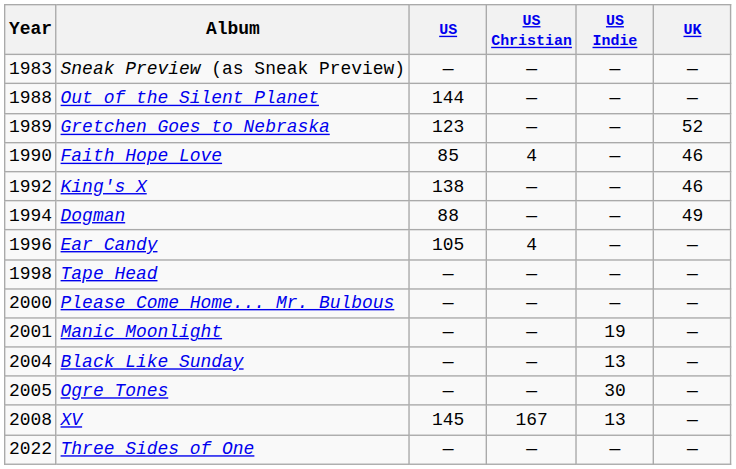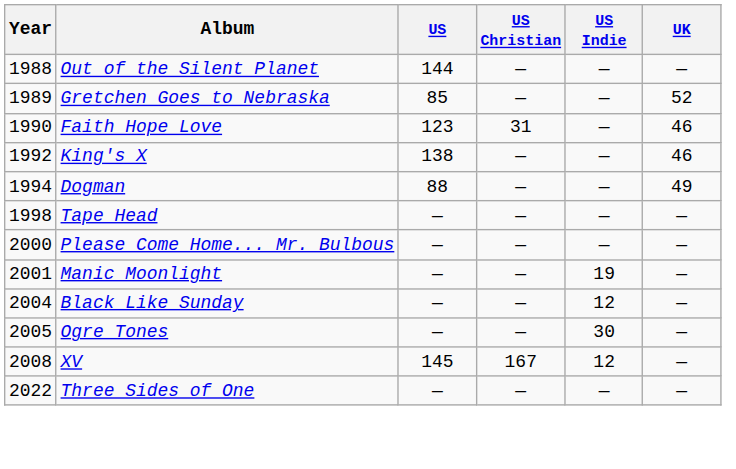- row: (233, 69)
(448, 128) 123 -> (437, 98) 85
(448, 157) 85 -> (437, 128) 123
(532, 157) 4 -> (521, 128) 31
- row: (109, 245)
(615, 362) 13 -> (604, 303) 12
(615, 420) 13 -> (604, 362) 12
